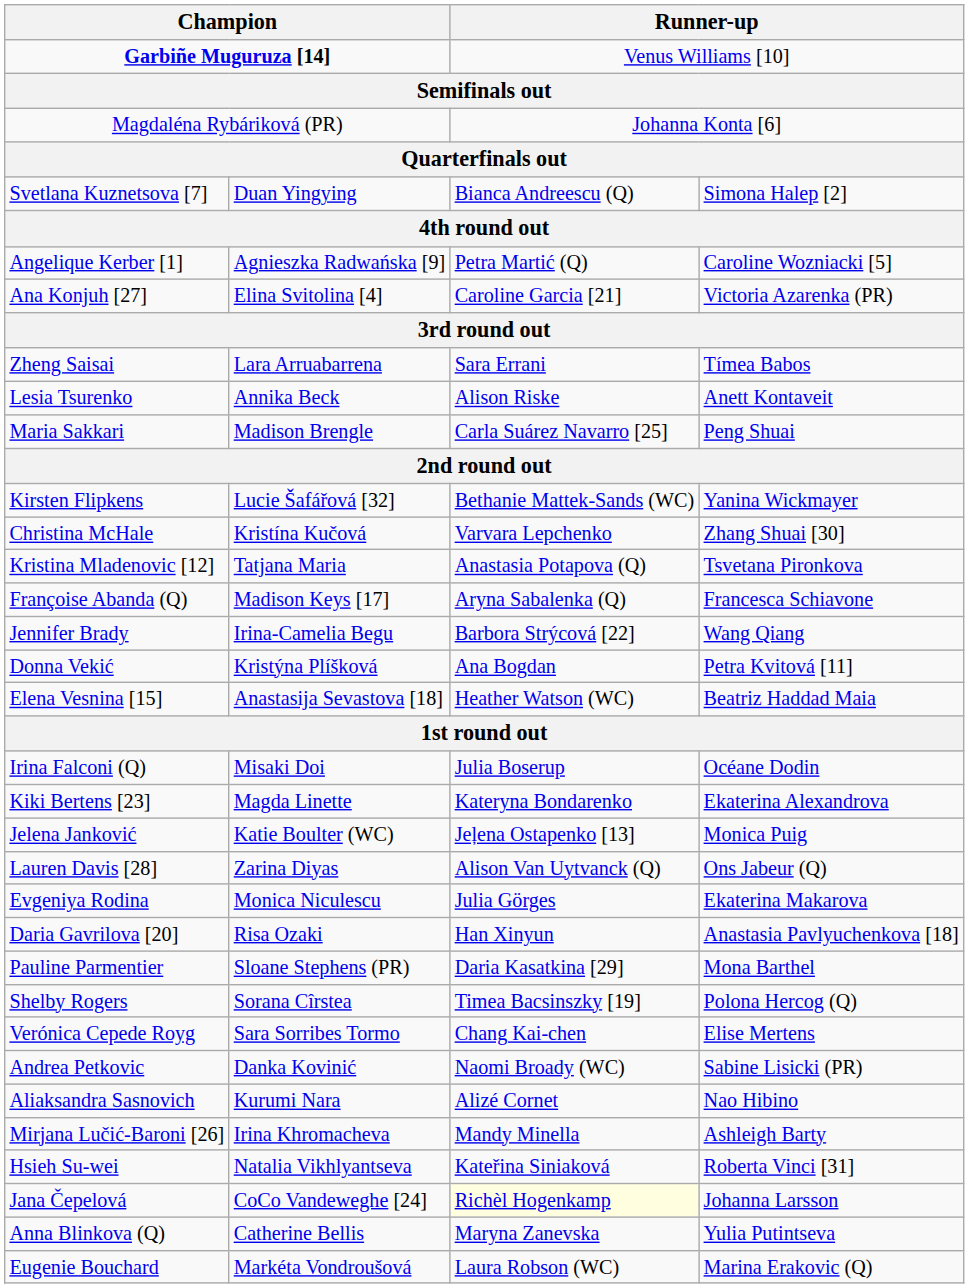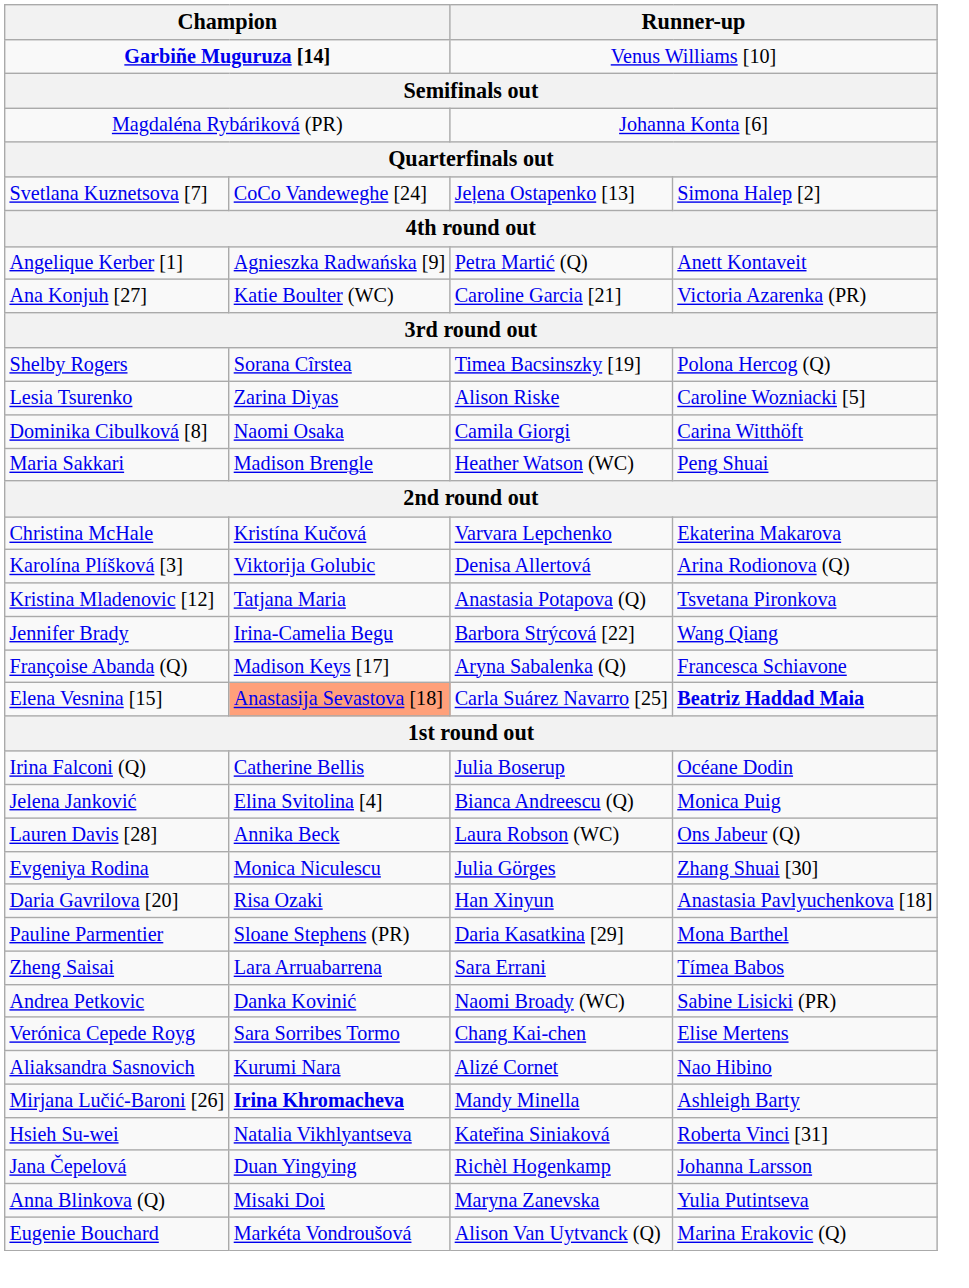(295, 194) Duan Yingying -> (330, 194) CoCo Vandeweghe [24]
(544, 194) Bianca Andreescu (Q) -> (545, 194) Jeļena Ostapenko [13]
(798, 263) Caroline Wozniacki [5] -> (742, 263) Anett Kontaveit
(308, 296) Elina Svitolina [4] -> (314, 296) Katie Boulter (WC)
rows swapped: (68, 1001) <-> (62, 364)
(287, 398) Annika Beck -> (286, 398) Zarina Diyas
(768, 398) Anett Kontaveit -> (771, 398) Caroline Wozniacki [5]
+ row: (108, 431)
(561, 431) Carla Suárez Navarro [25] -> (544, 464) Heather Watson (WC)
- row: (76, 500)
(774, 533) Zhang Shuai [30] -> (759, 533) Ekaterina Makarova
+ row: (96, 566)
rows swapped: (69, 633) <-> (98, 599)
- row: (62, 666)
(338, 699) no background -> (338, 699) lightsalmon background
(544, 699) Heather Watson (WC) -> (561, 699) Carla Suárez Navarro [25]
(790, 699) normal -> (771, 699) bold
(279, 768) Misaki Doi -> (299, 768) Catherine Bellis
- row: (80, 801)
(314, 834) Katie Boulter (WC) -> (308, 801) Elina Svitolina [4]
(545, 834) Jeļena Ostapenko [13] -> (544, 801) Bianca Andreescu (Q)
(286, 868) Zarina Diyas -> (287, 834) Annika Beck
(558, 868) Alison Van Uytvanck (Q) -> (537, 834) Laura Robson (WC)
(786, 901) Ekaterina Makarova -> (748, 868) Zhang Shuai [30]
rows swapped: (77, 1067) <-> (102, 1034)
(312, 1134) normal -> (319, 1100) bold
(330, 1200) CoCo Vandeweghe [24] -> (295, 1167) Duan Yingying
(533, 1200) lightyellow background -> (533, 1167) no background
(299, 1233) Catherine Bellis -> (279, 1200) Misaki Doi
(537, 1267) Laura Robson (WC) -> (558, 1233) Alison Van Uytvanck (Q)
